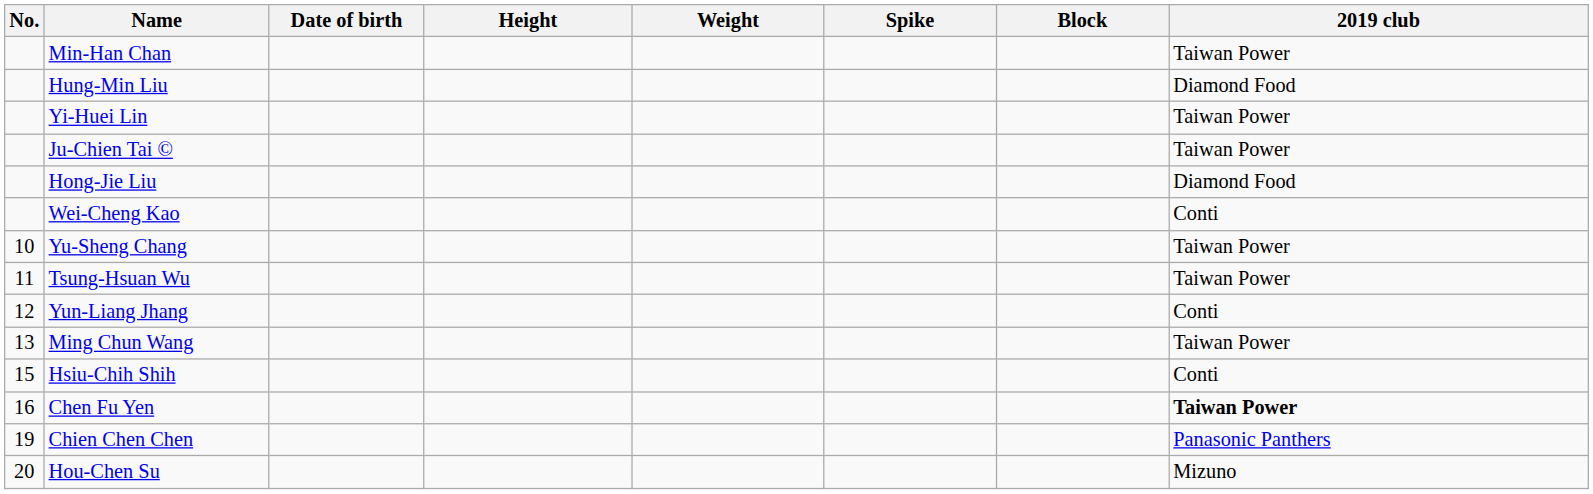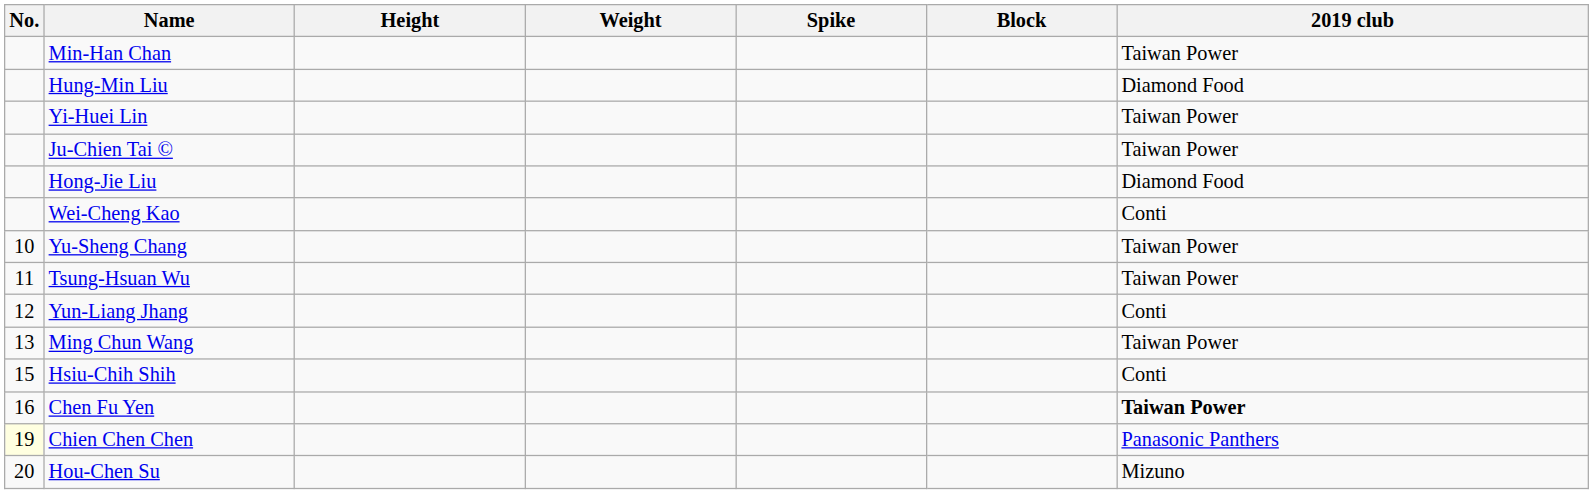- column: (346, 20)
(24, 439) no background -> (24, 439) lightyellow background
